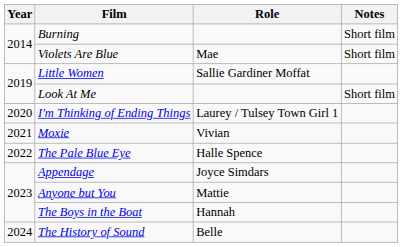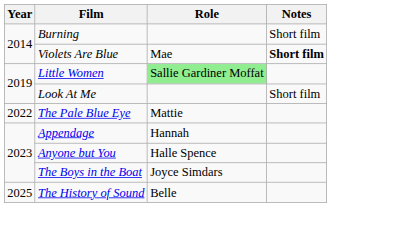(369, 53) normal -> (297, 53) bold
(253, 73) no background -> (207, 73) lightgreen background
- row: (114, 113)
- row: (54, 133)
(229, 152) Halle Spence -> (166, 113) Mattie
(232, 172) Joyce Simdars -> (170, 133) Hannah
(212, 192) Mattie -> (183, 152) Halle Spence
(216, 212) Hannah -> (186, 172) Joyce Simdars
(20, 232) 2024 -> (20, 192) 2025
